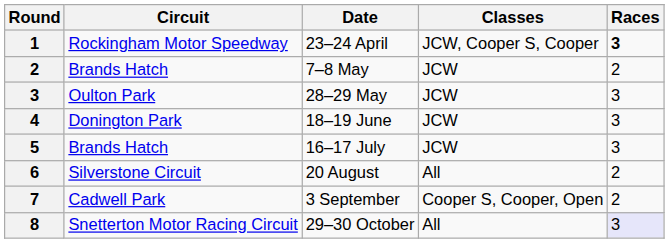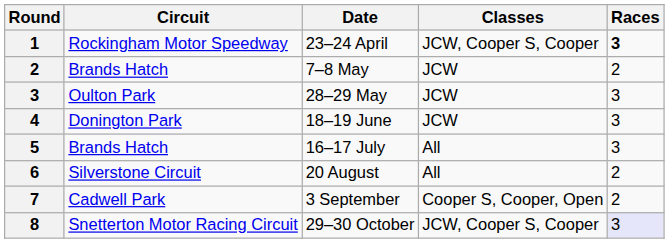(440, 147) JCW -> (431, 147) All
(431, 225) All -> (510, 225) JCW, Cooper S, Cooper
